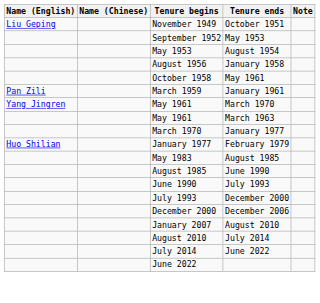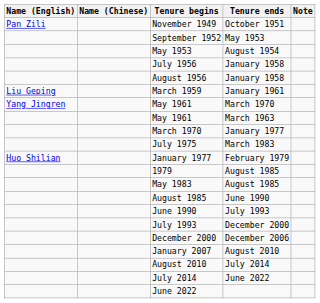(31, 24) Liu Geping -> (26, 24) Pan Zili
+ row: (174, 64)
- row: (182, 78)
(26, 91) Pan Zili -> (31, 91) Liu Geping
+ row: (174, 144)
+ row: (162, 171)
